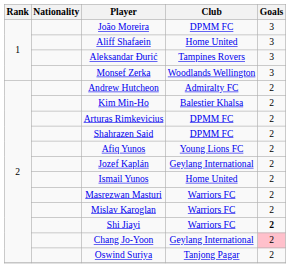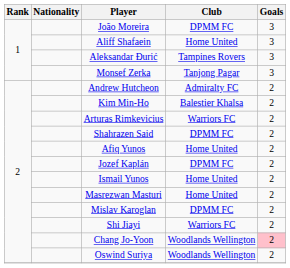(212, 73) Woodlands Wellington -> (212, 73) Tanjong Pagar
(212, 118) DPMM FC -> (212, 118) Warriors FC
(212, 149) Young Lions FC -> (212, 149) Home United
(212, 164) Geylang International -> (212, 164) DPMM FC
(212, 194) Warriors FC -> (212, 194) Home United
(212, 210) Warriors FC -> (212, 210) DPMM FC
(272, 225) bold -> (272, 225) normal
(212, 240) Geylang International -> (212, 240) Woodlands Wellington
(212, 255) Tanjong Pagar -> (212, 255) Woodlands Wellington
